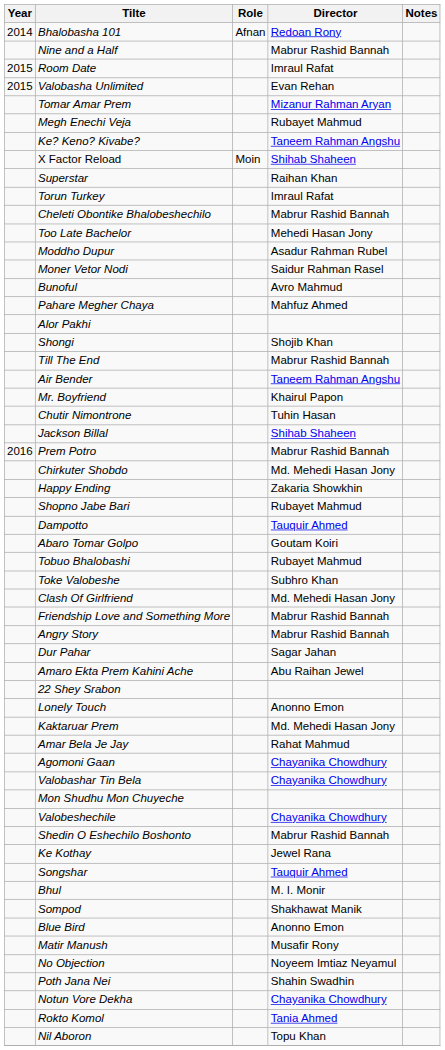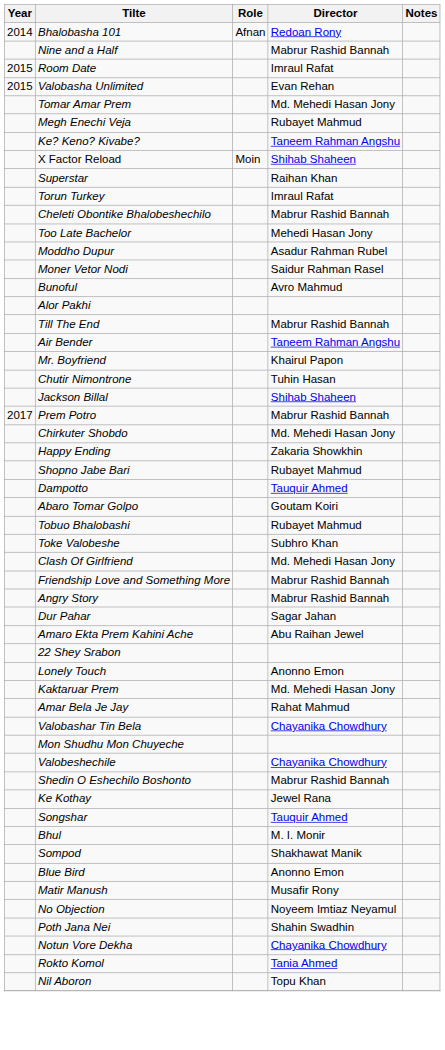(331, 104) Mizanur Rahman Aryan -> (333, 104) Md. Mehedi Hasan Jony
- row: (96, 305)
- row: (56, 342)
(20, 452) 2016 -> (20, 415) 2017
- row: (76, 762)
